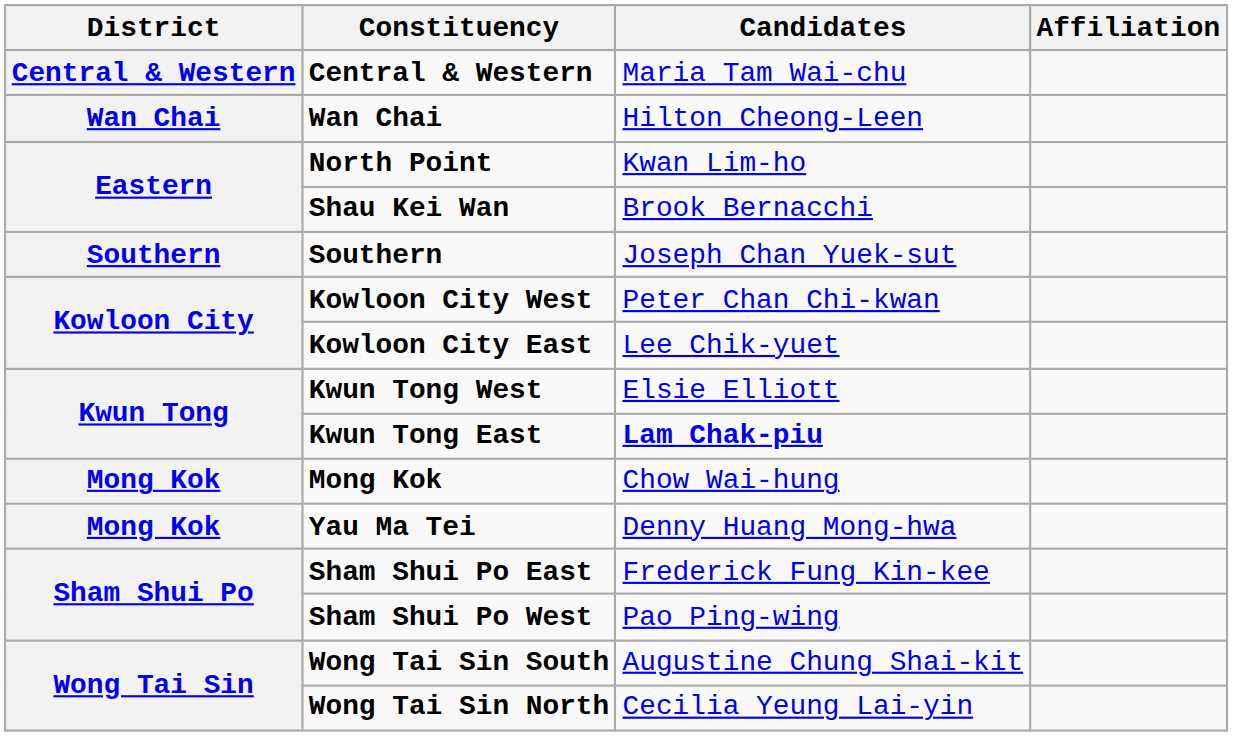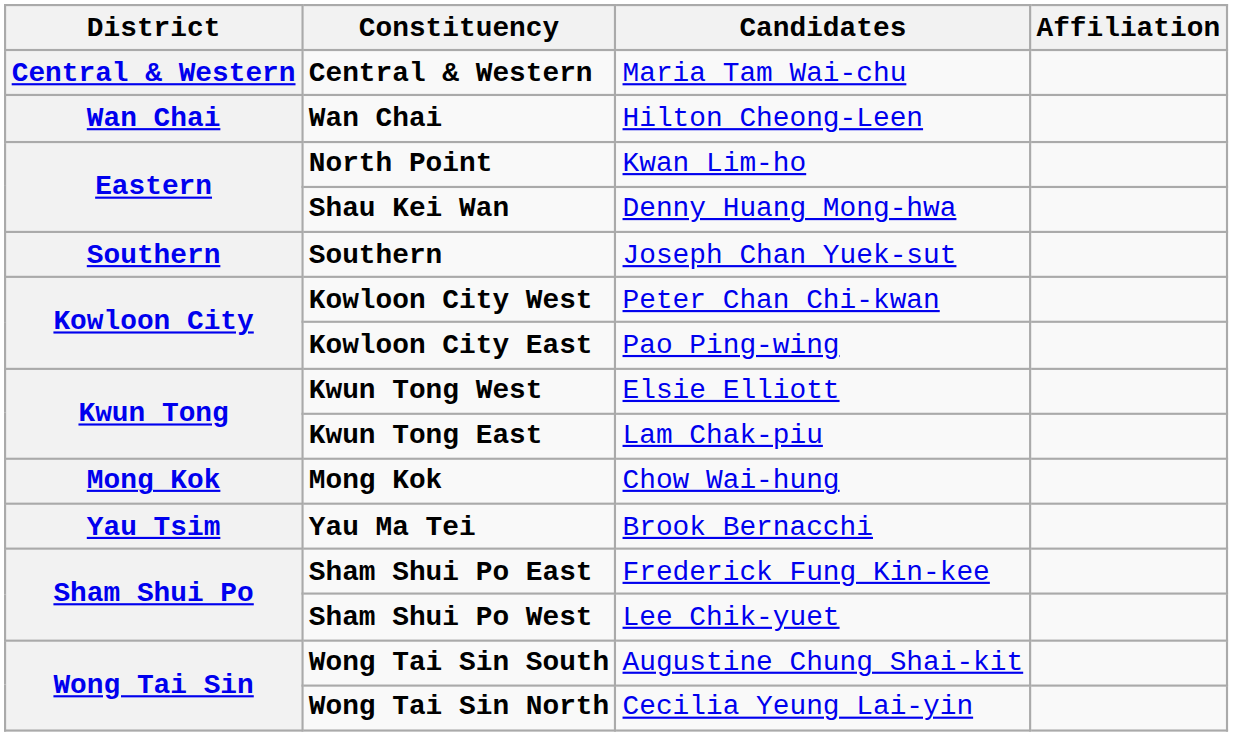(748, 209) Brook Bernacchi -> (789, 209) Denny Huang Mong-hwa
(731, 345) Lee Chik-yuet -> (731, 345) Pao Ping-wing
(723, 436) bold -> (723, 436) normal
(154, 526) Mong Kok -> (154, 526) Yau Tsim
(789, 526) Denny Huang Mong-hwa -> (748, 526) Brook Bernacchi
(731, 617) Pao Ping-wing -> (731, 617) Lee Chik-yuet
